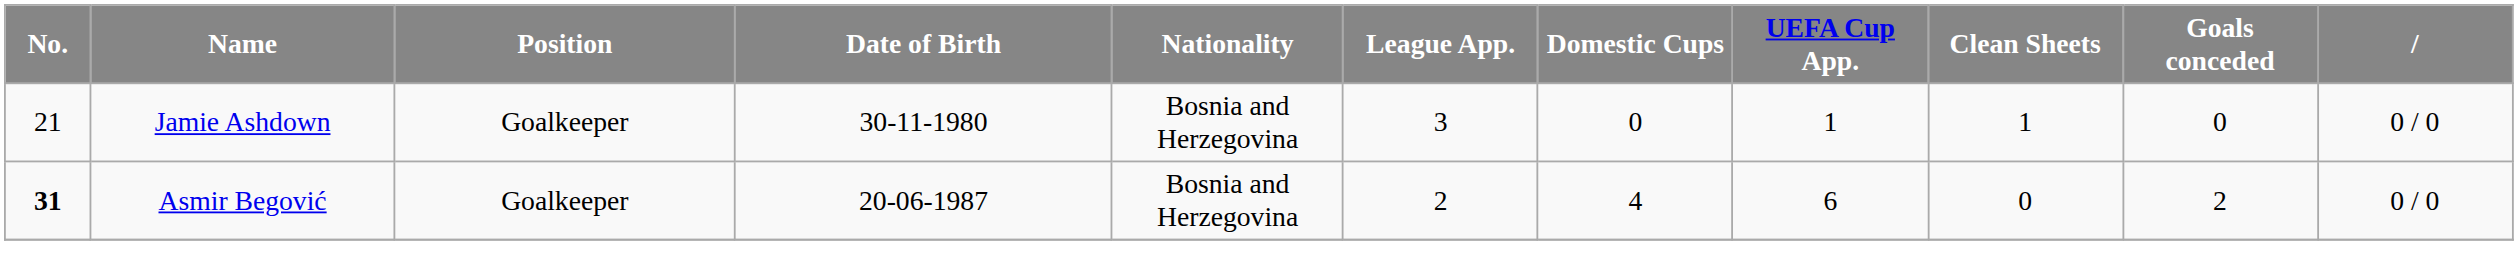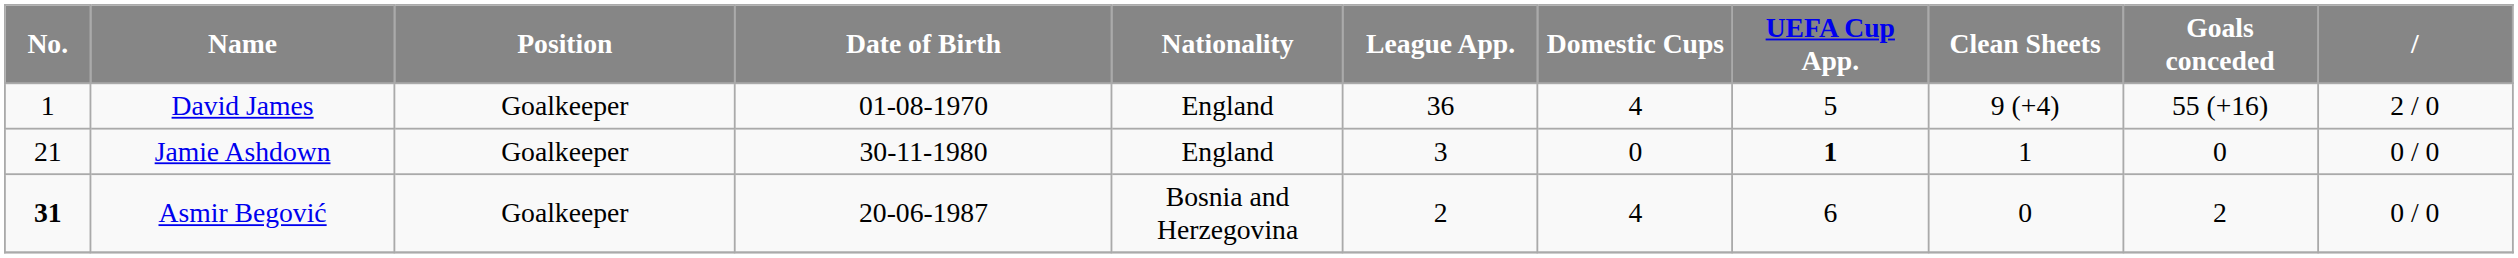+ row: (243, 105)
(1228, 122) Bosnia and Herzegovina -> (1228, 151) England
(1830, 122) normal -> (1830, 151) bold
